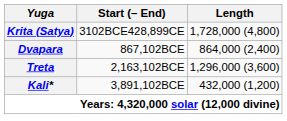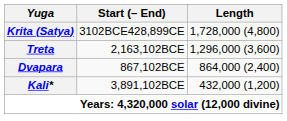rows swapped: (40, 67) <-> (40, 49)
